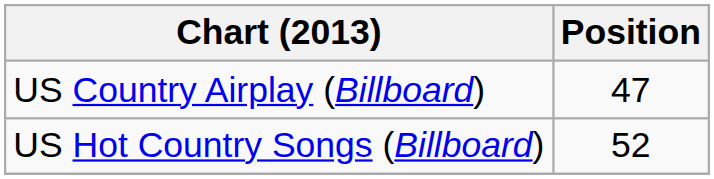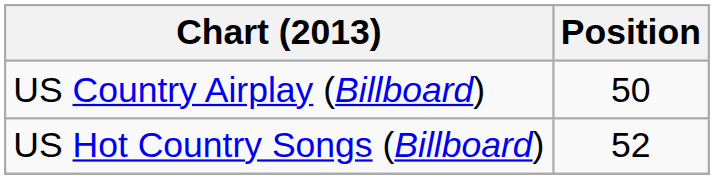(631, 88) 47 -> (631, 88) 50
